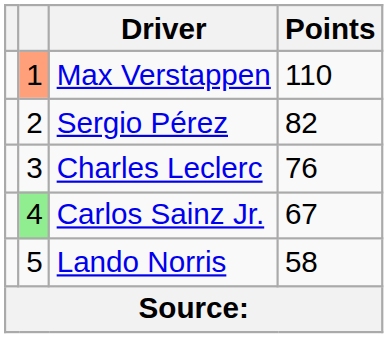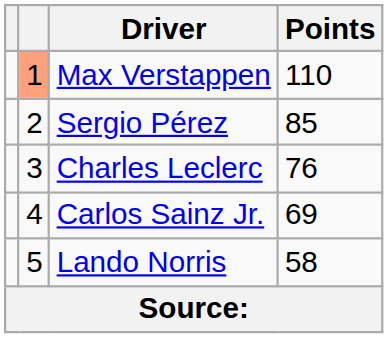(301, 122) 82 -> (301, 122) 85
(34, 215) lightgreen background -> (34, 215) no background
(301, 215) 67 -> (301, 215) 69
